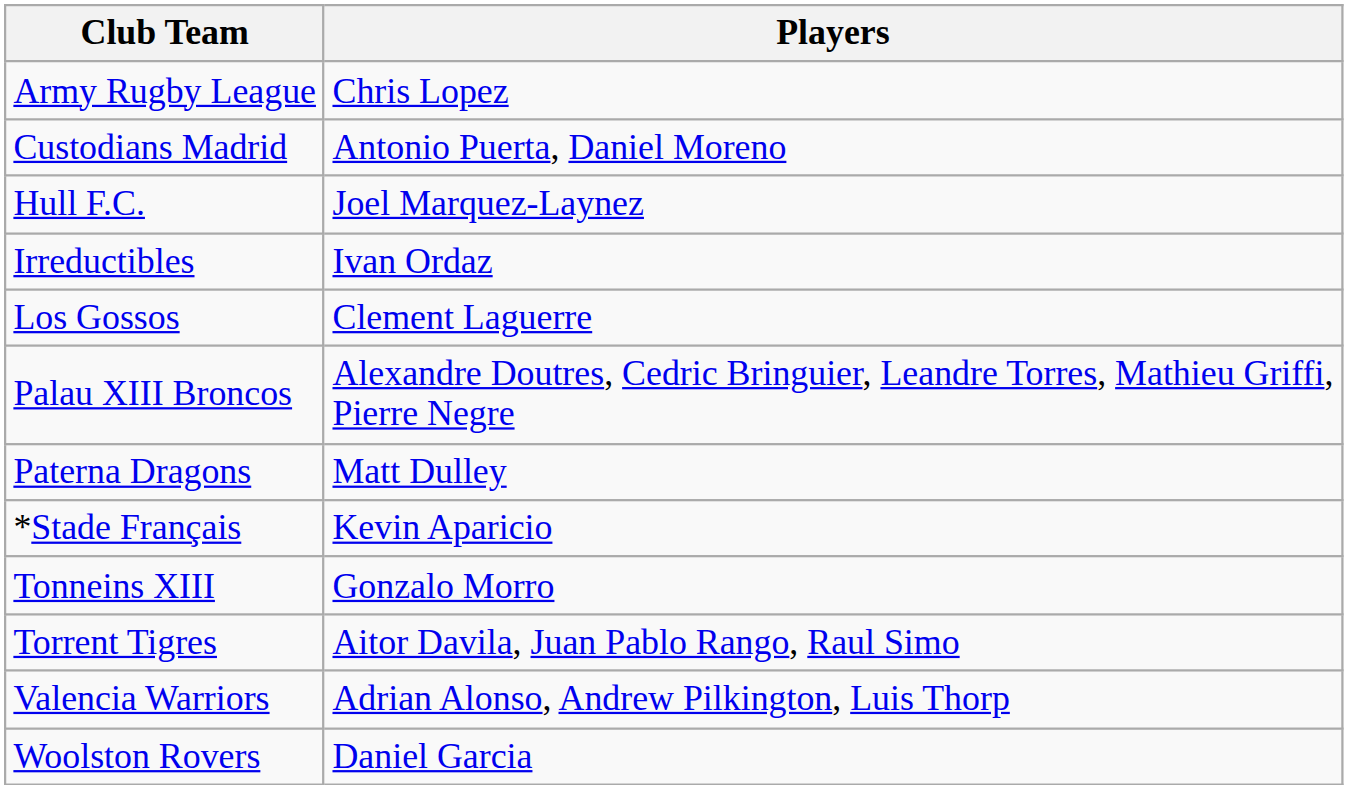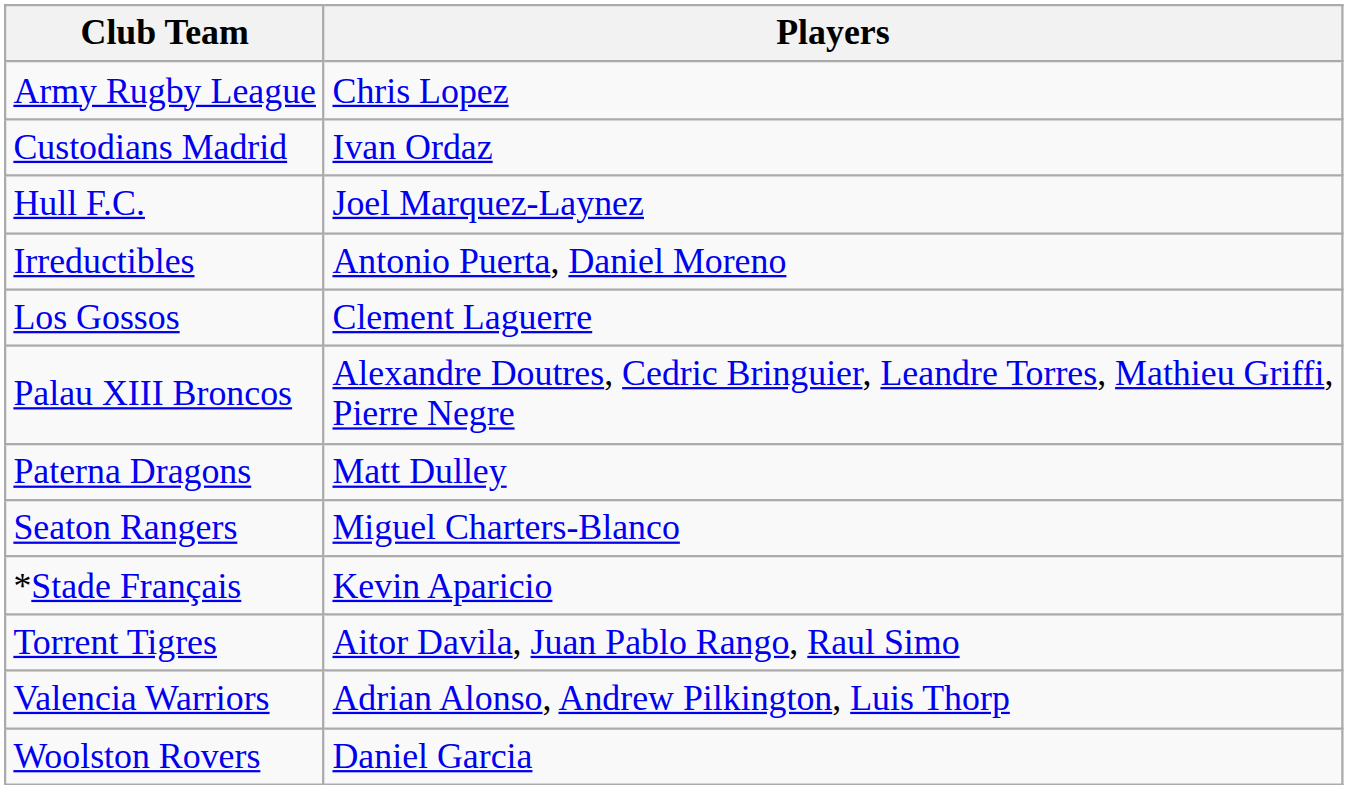(559, 146) Antonio Puerta, Daniel Moreno -> (413, 146) Ivan Ordaz
(413, 260) Ivan Ordaz -> (559, 260) Antonio Puerta, Daniel Moreno
+ row: (125, 527)
- row: (114, 584)
